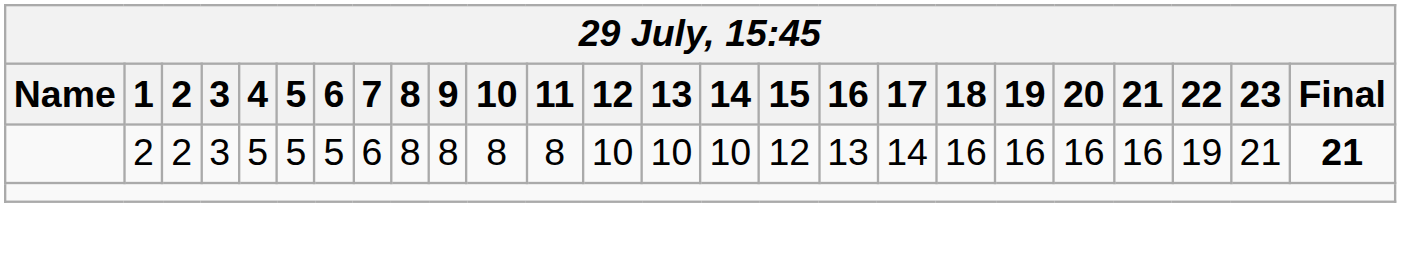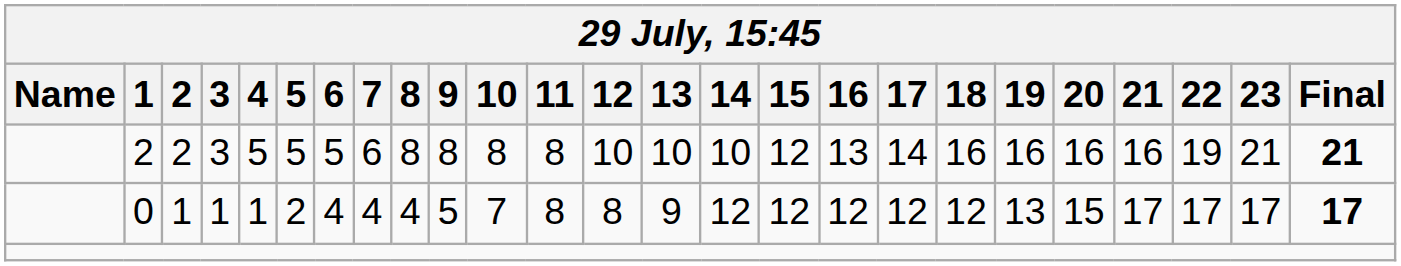+ row: (143, 212)
